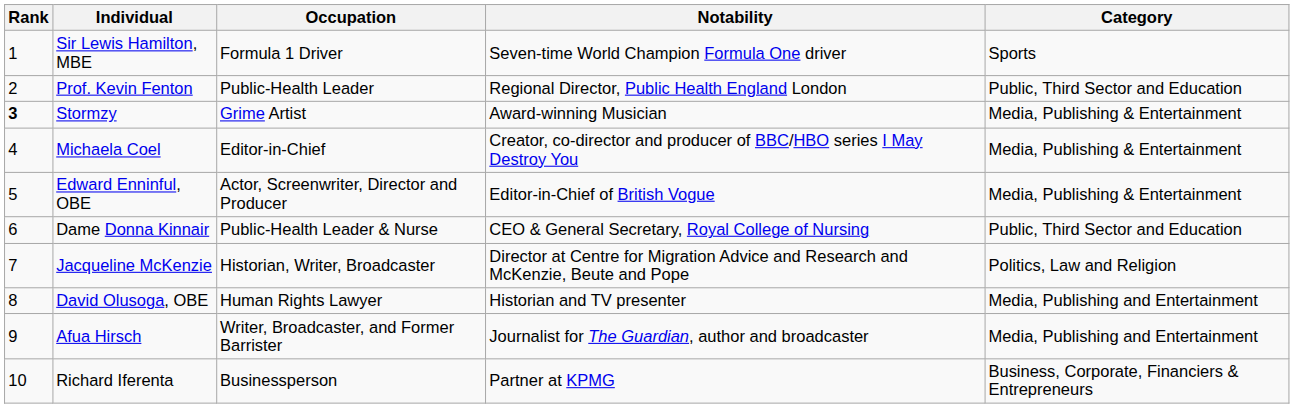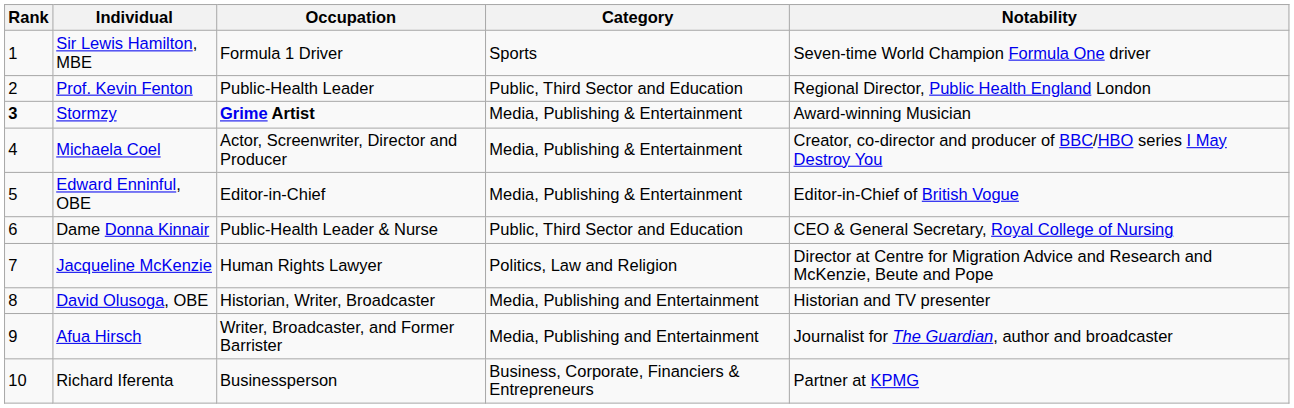columns swapped: (1137, 17) <-> (735, 17)
(263, 114) normal -> (267, 114) bold
(273, 149) Editor-in-Chief -> (339, 149) Actor, Screenwriter, Director and Producer
(339, 194) Actor, Screenwriter, Director and Producer -> (273, 194) Editor-in-Chief
(327, 265) Historian, Writer, Broadcaster -> (301, 265) Human Rights Lawyer
(301, 300) Human Rights Lawyer -> (327, 300) Historian, Writer, Broadcaster
